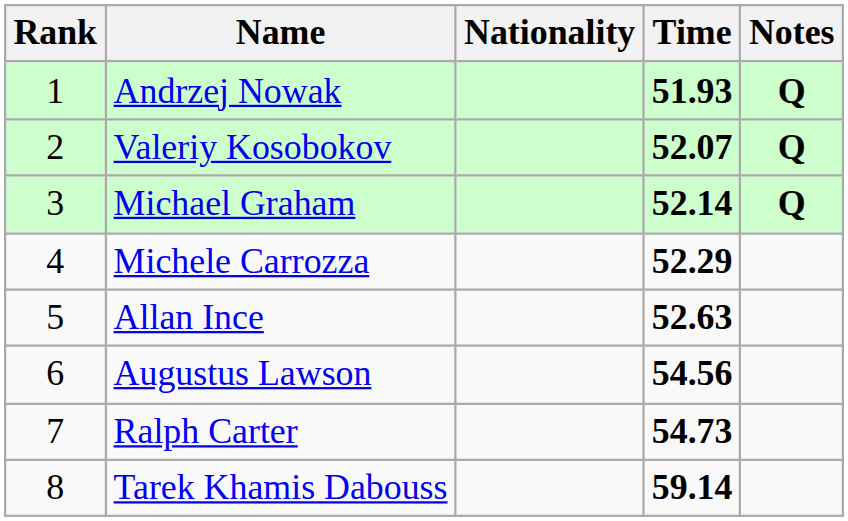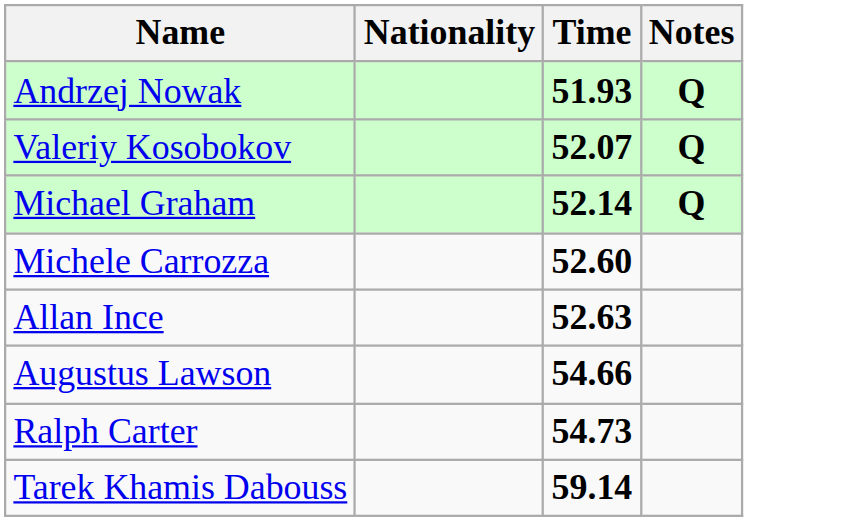- column: (55, 32)
(692, 260) 52.29 -> (592, 260) 52.60
(692, 373) 54.56 -> (592, 373) 54.66
